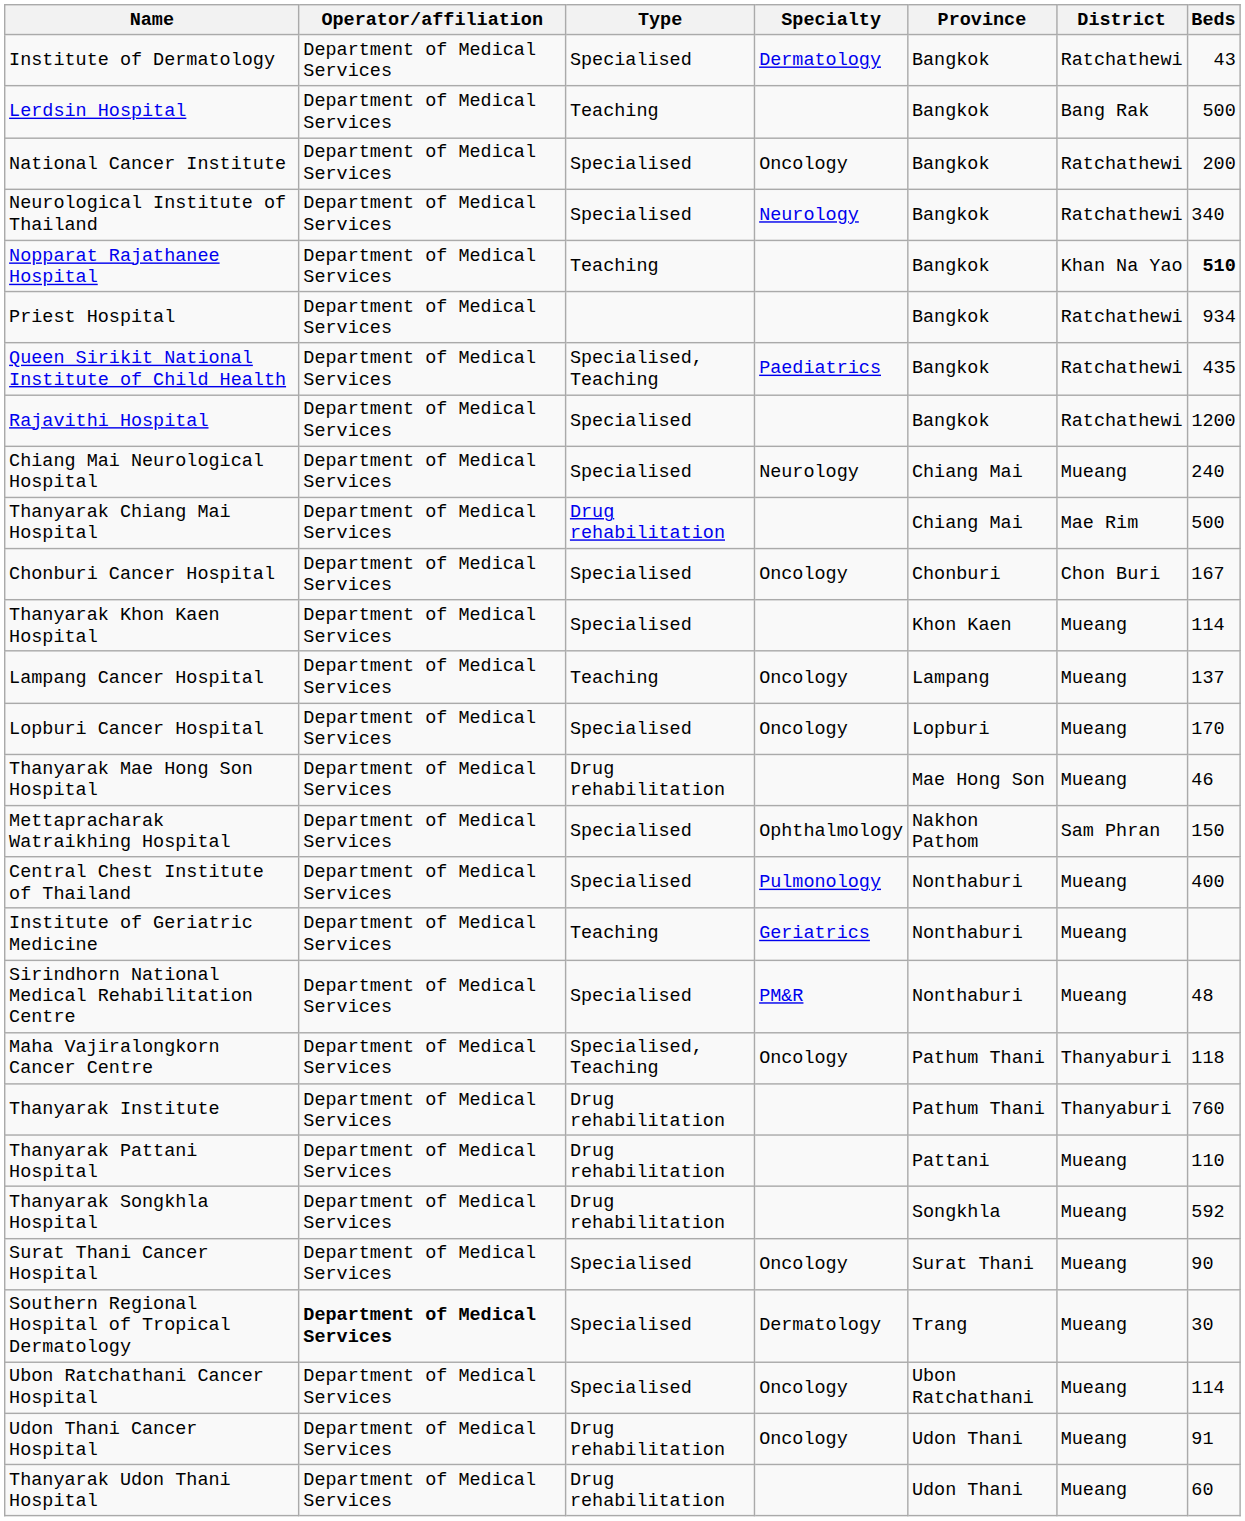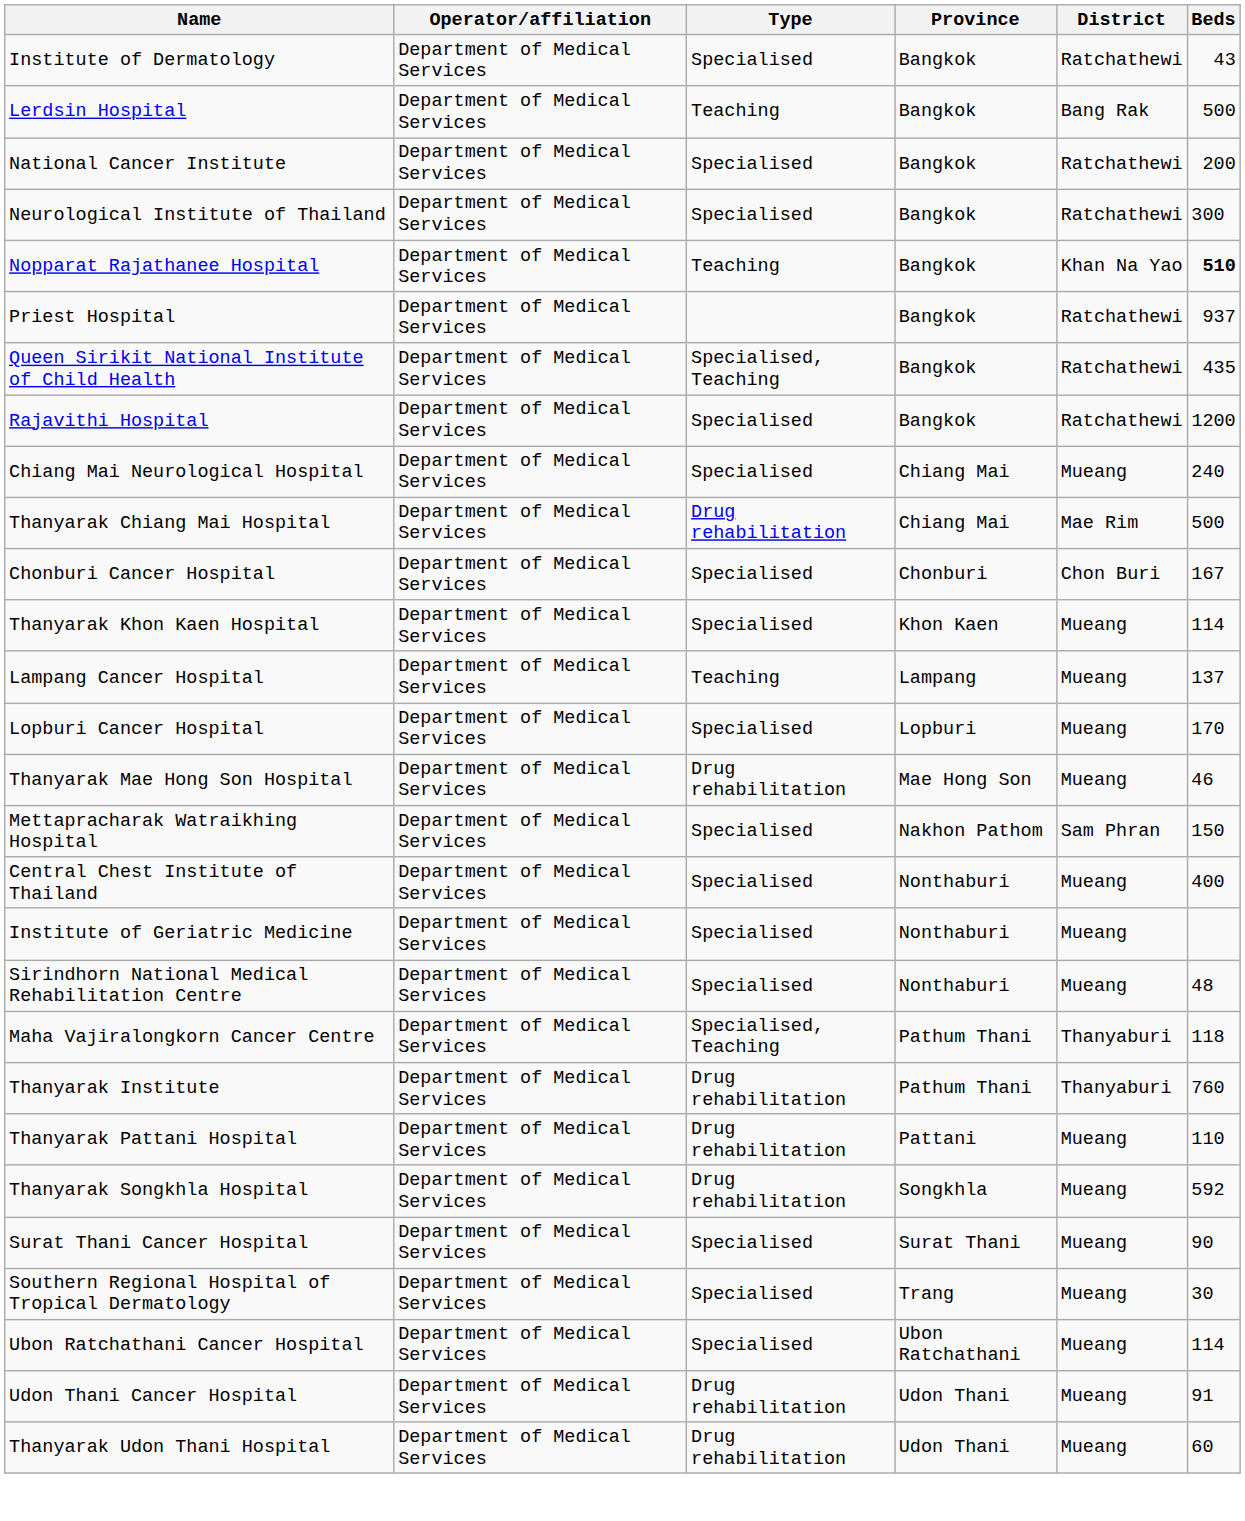- column: (831, 20)
(1208, 215) 340 -> (1208, 215) 300
(1219, 317) 934 -> (1219, 317) 937
(614, 934) Teaching -> (752, 934) Specialised
(420, 1326) bold -> (515, 1294) normal
